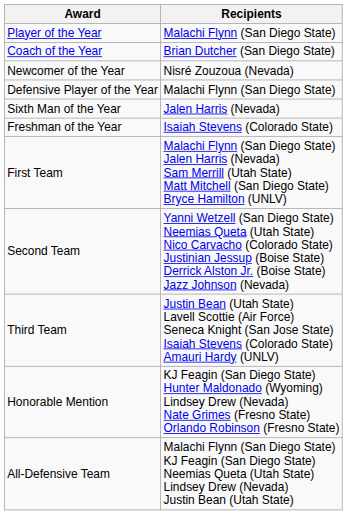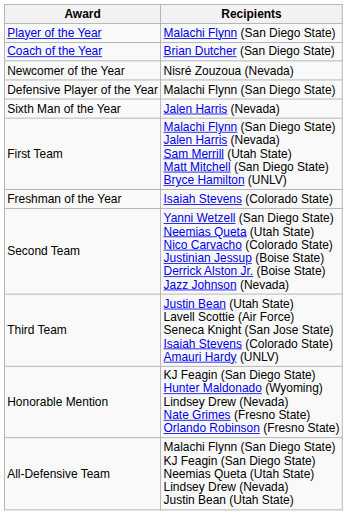rows swapped: (64, 128) <-> (35, 173)
